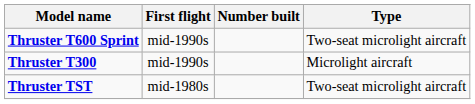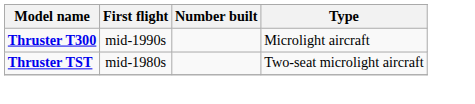- row: (73, 40)
